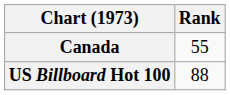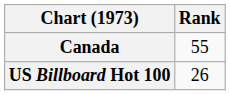(200, 75) 88 -> (200, 75) 26
